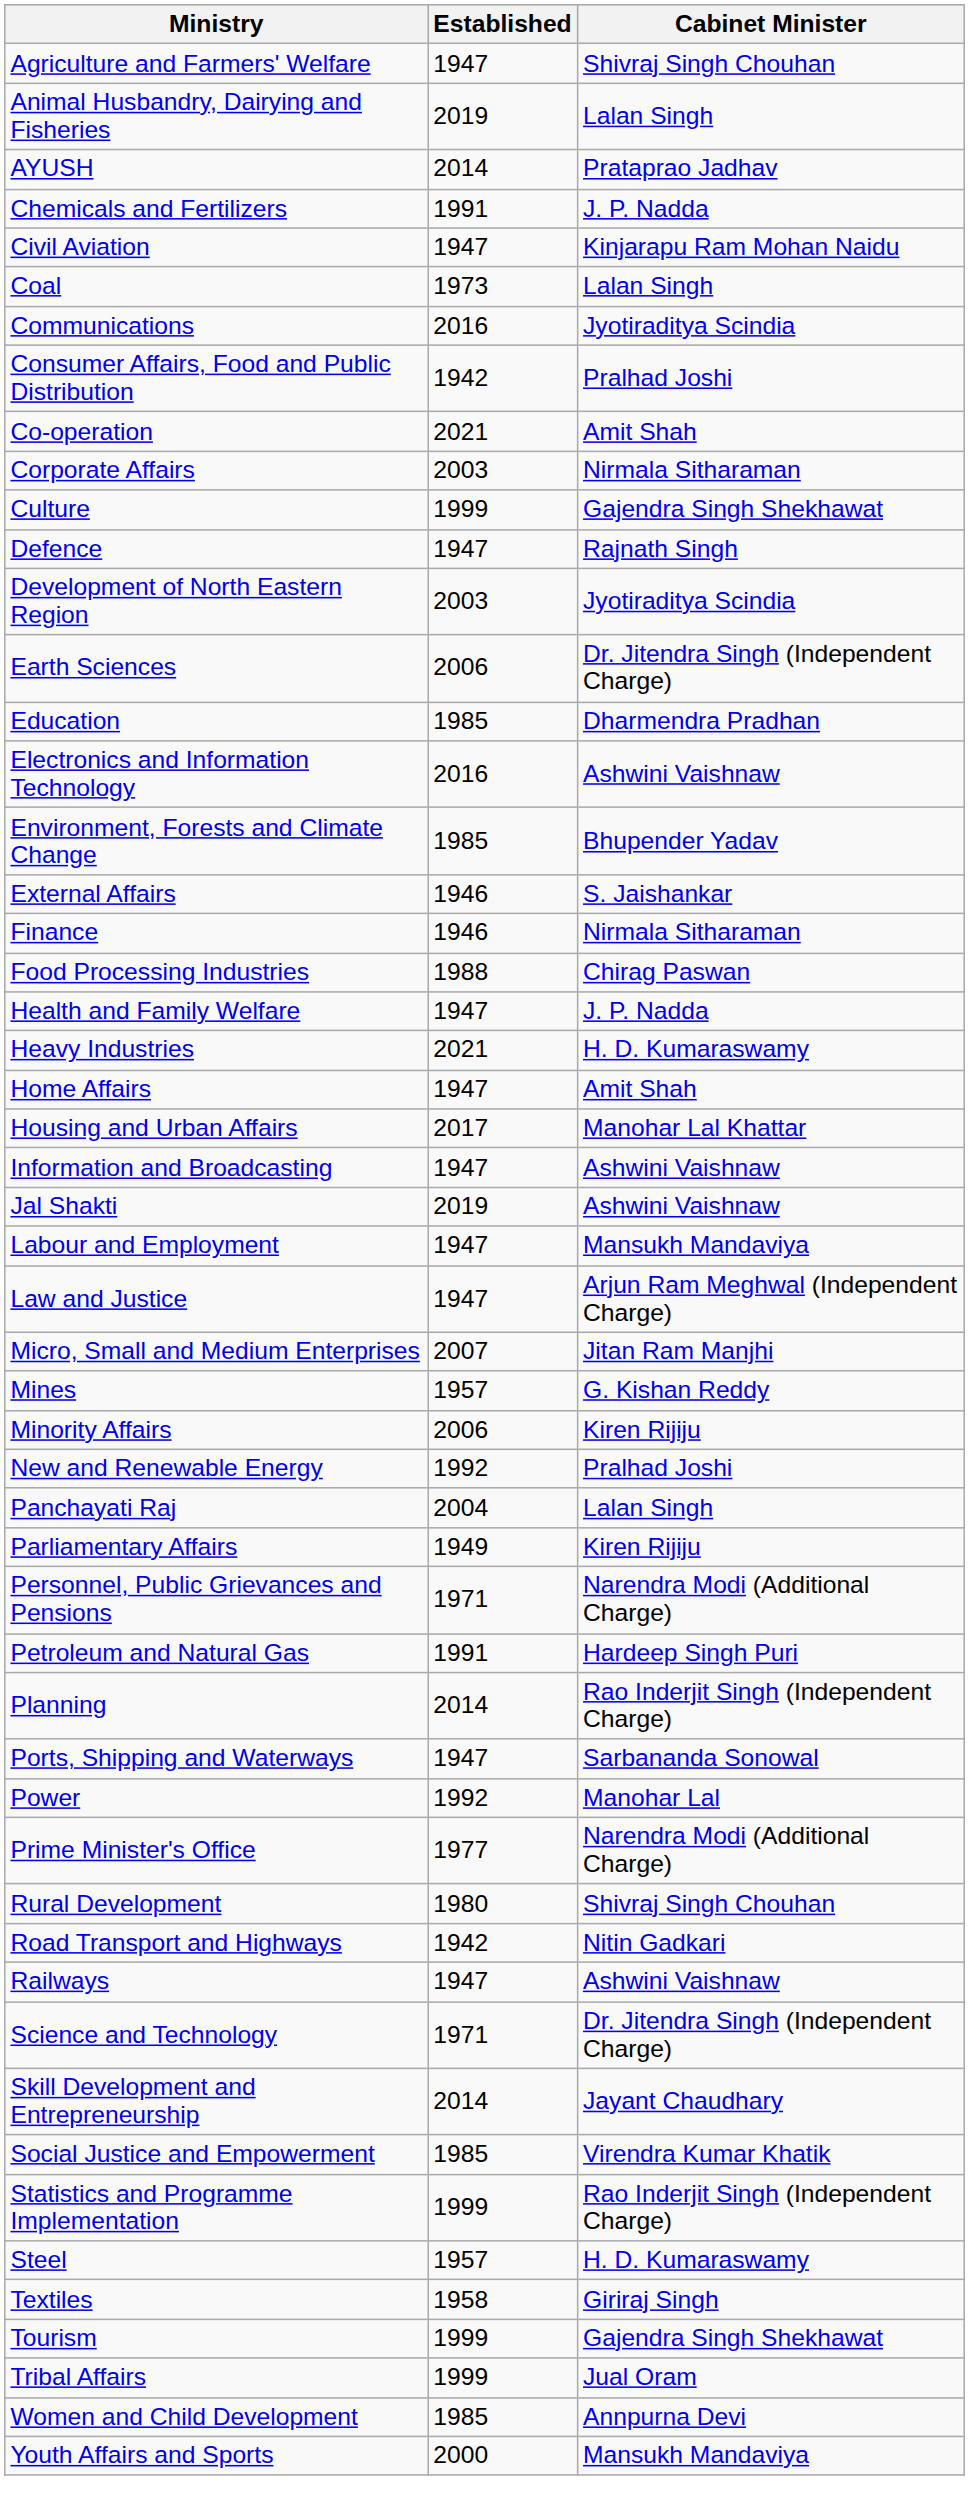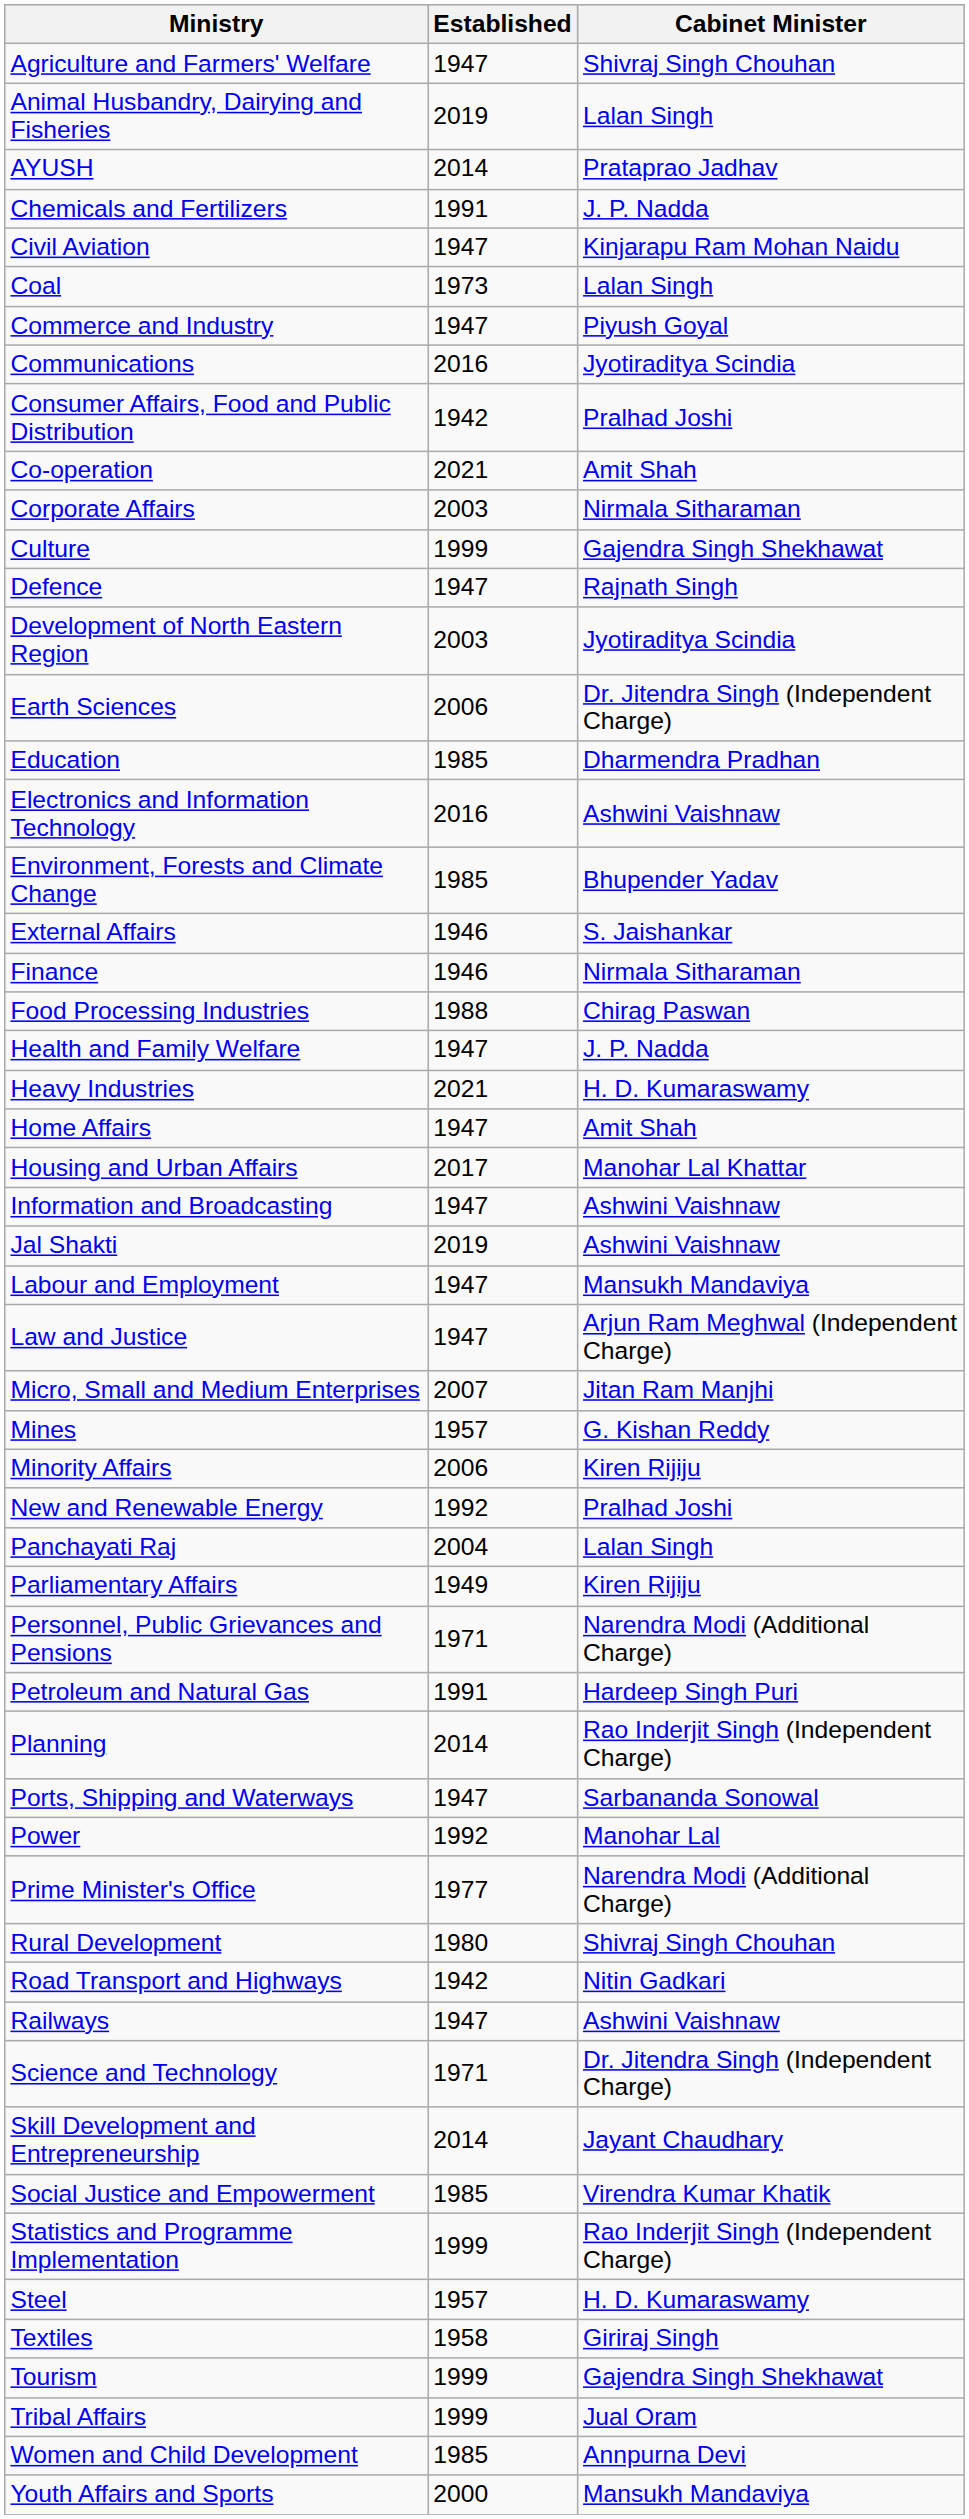+ row: (142, 325)
